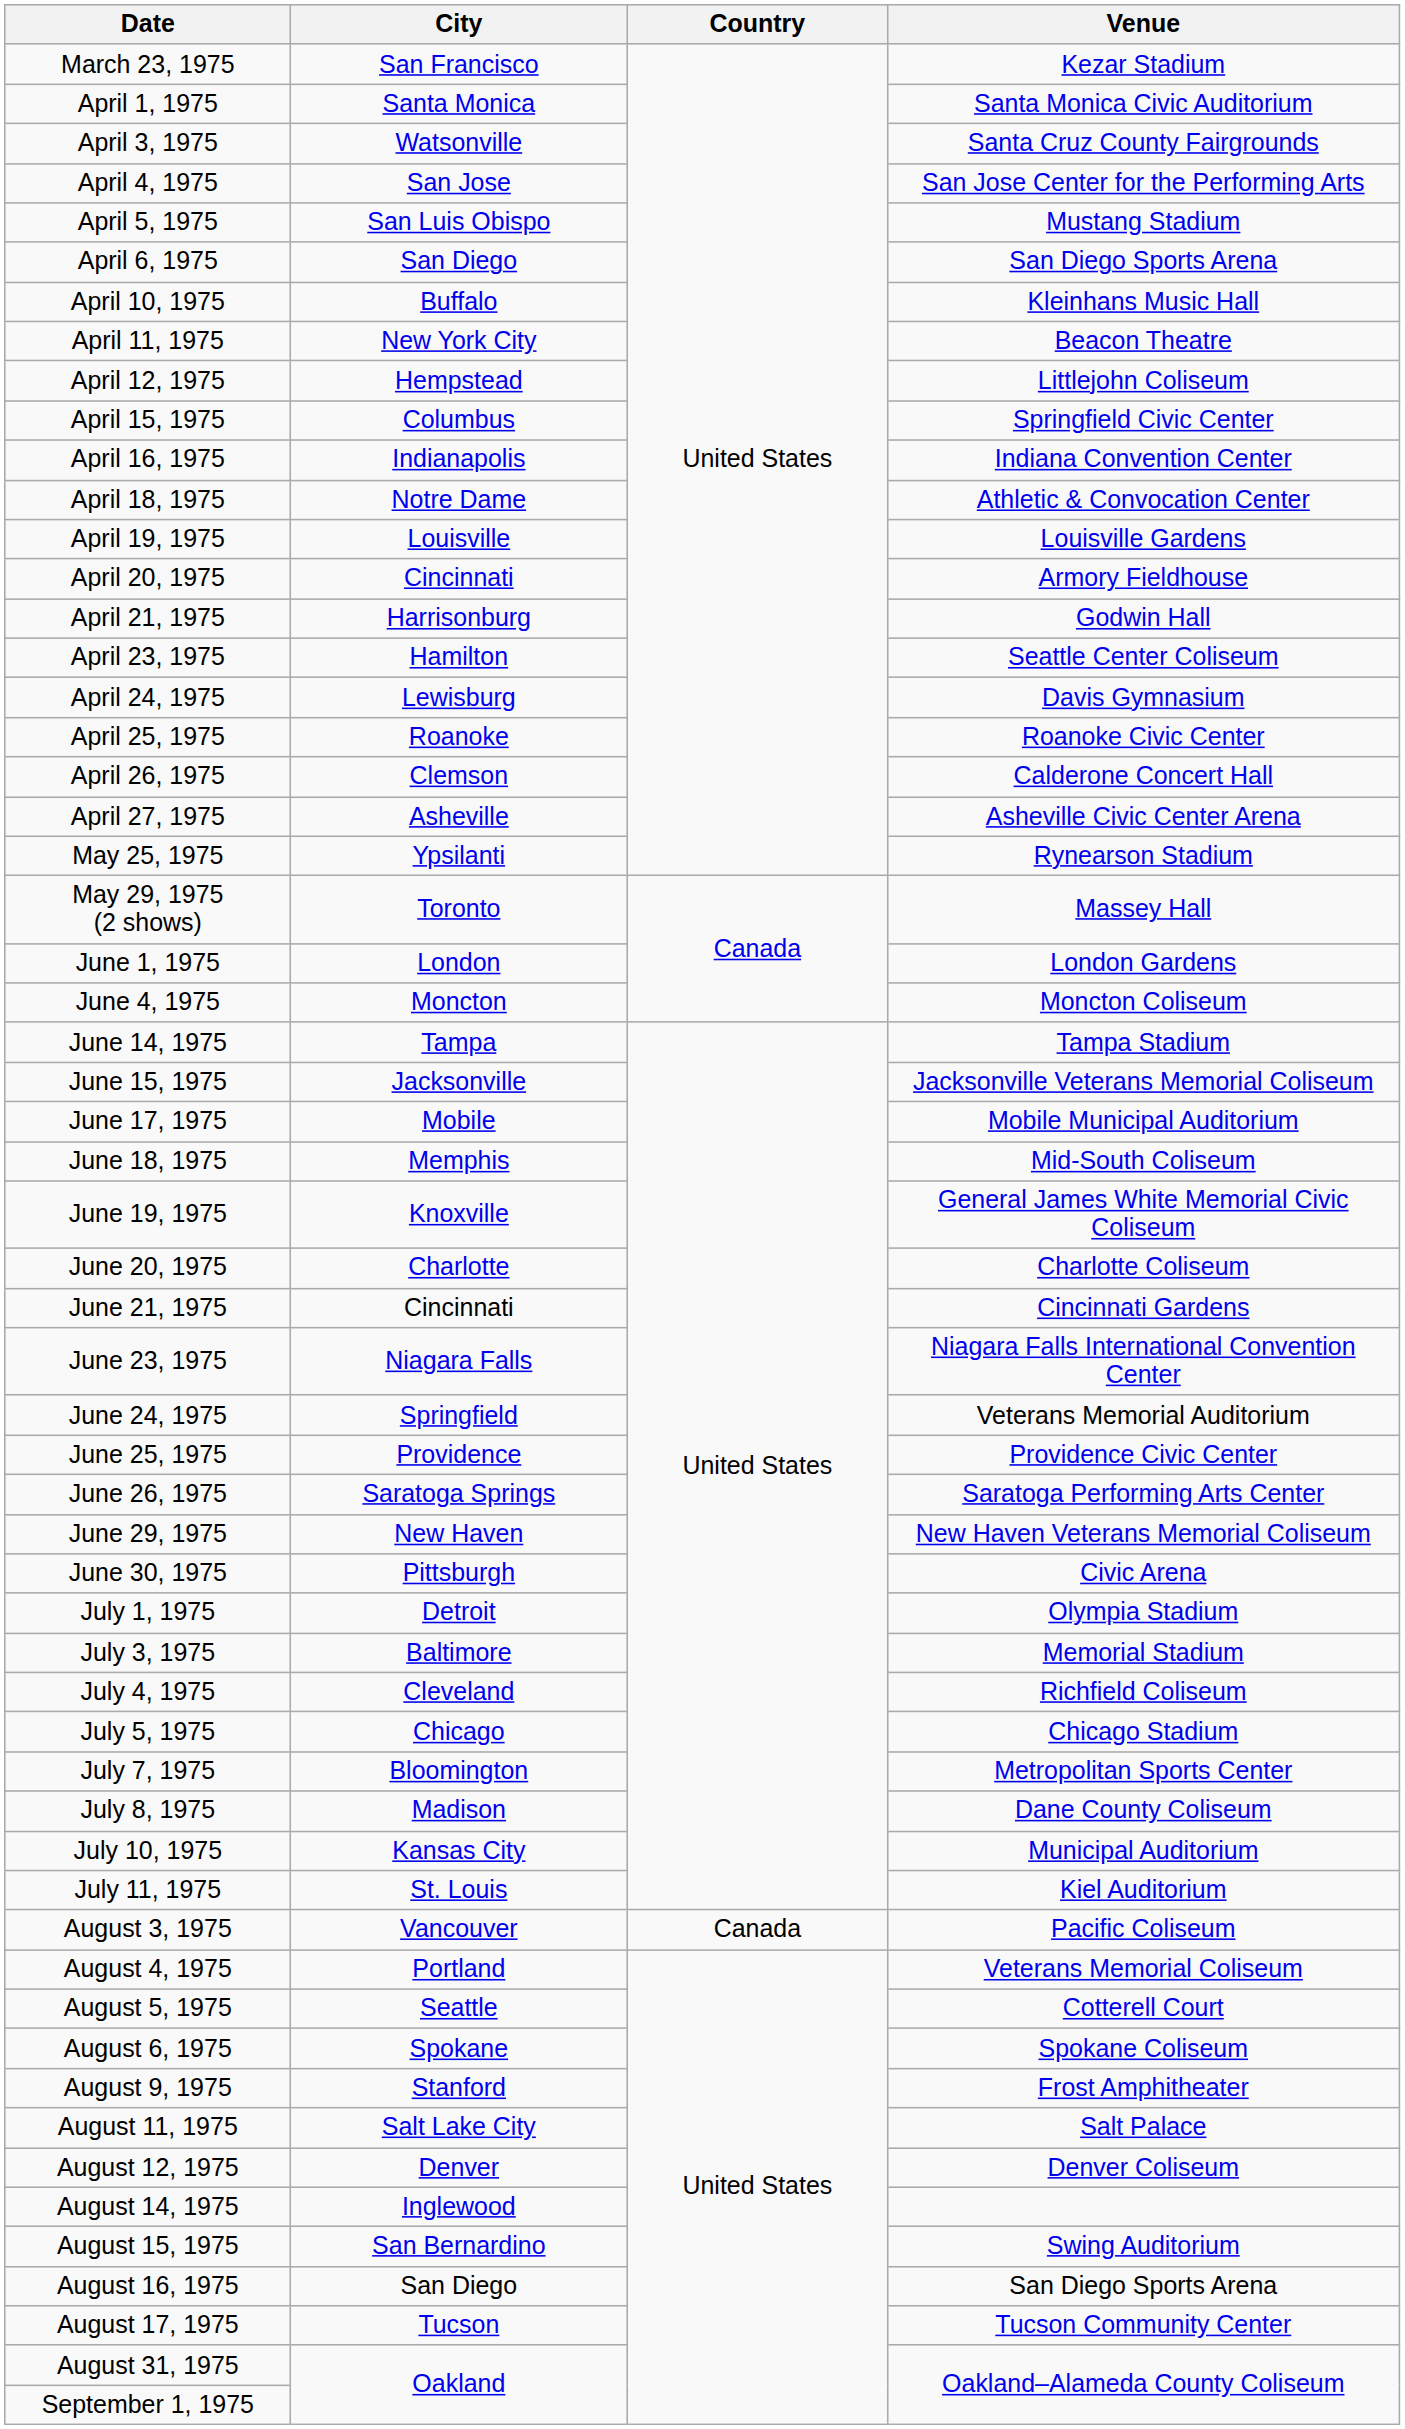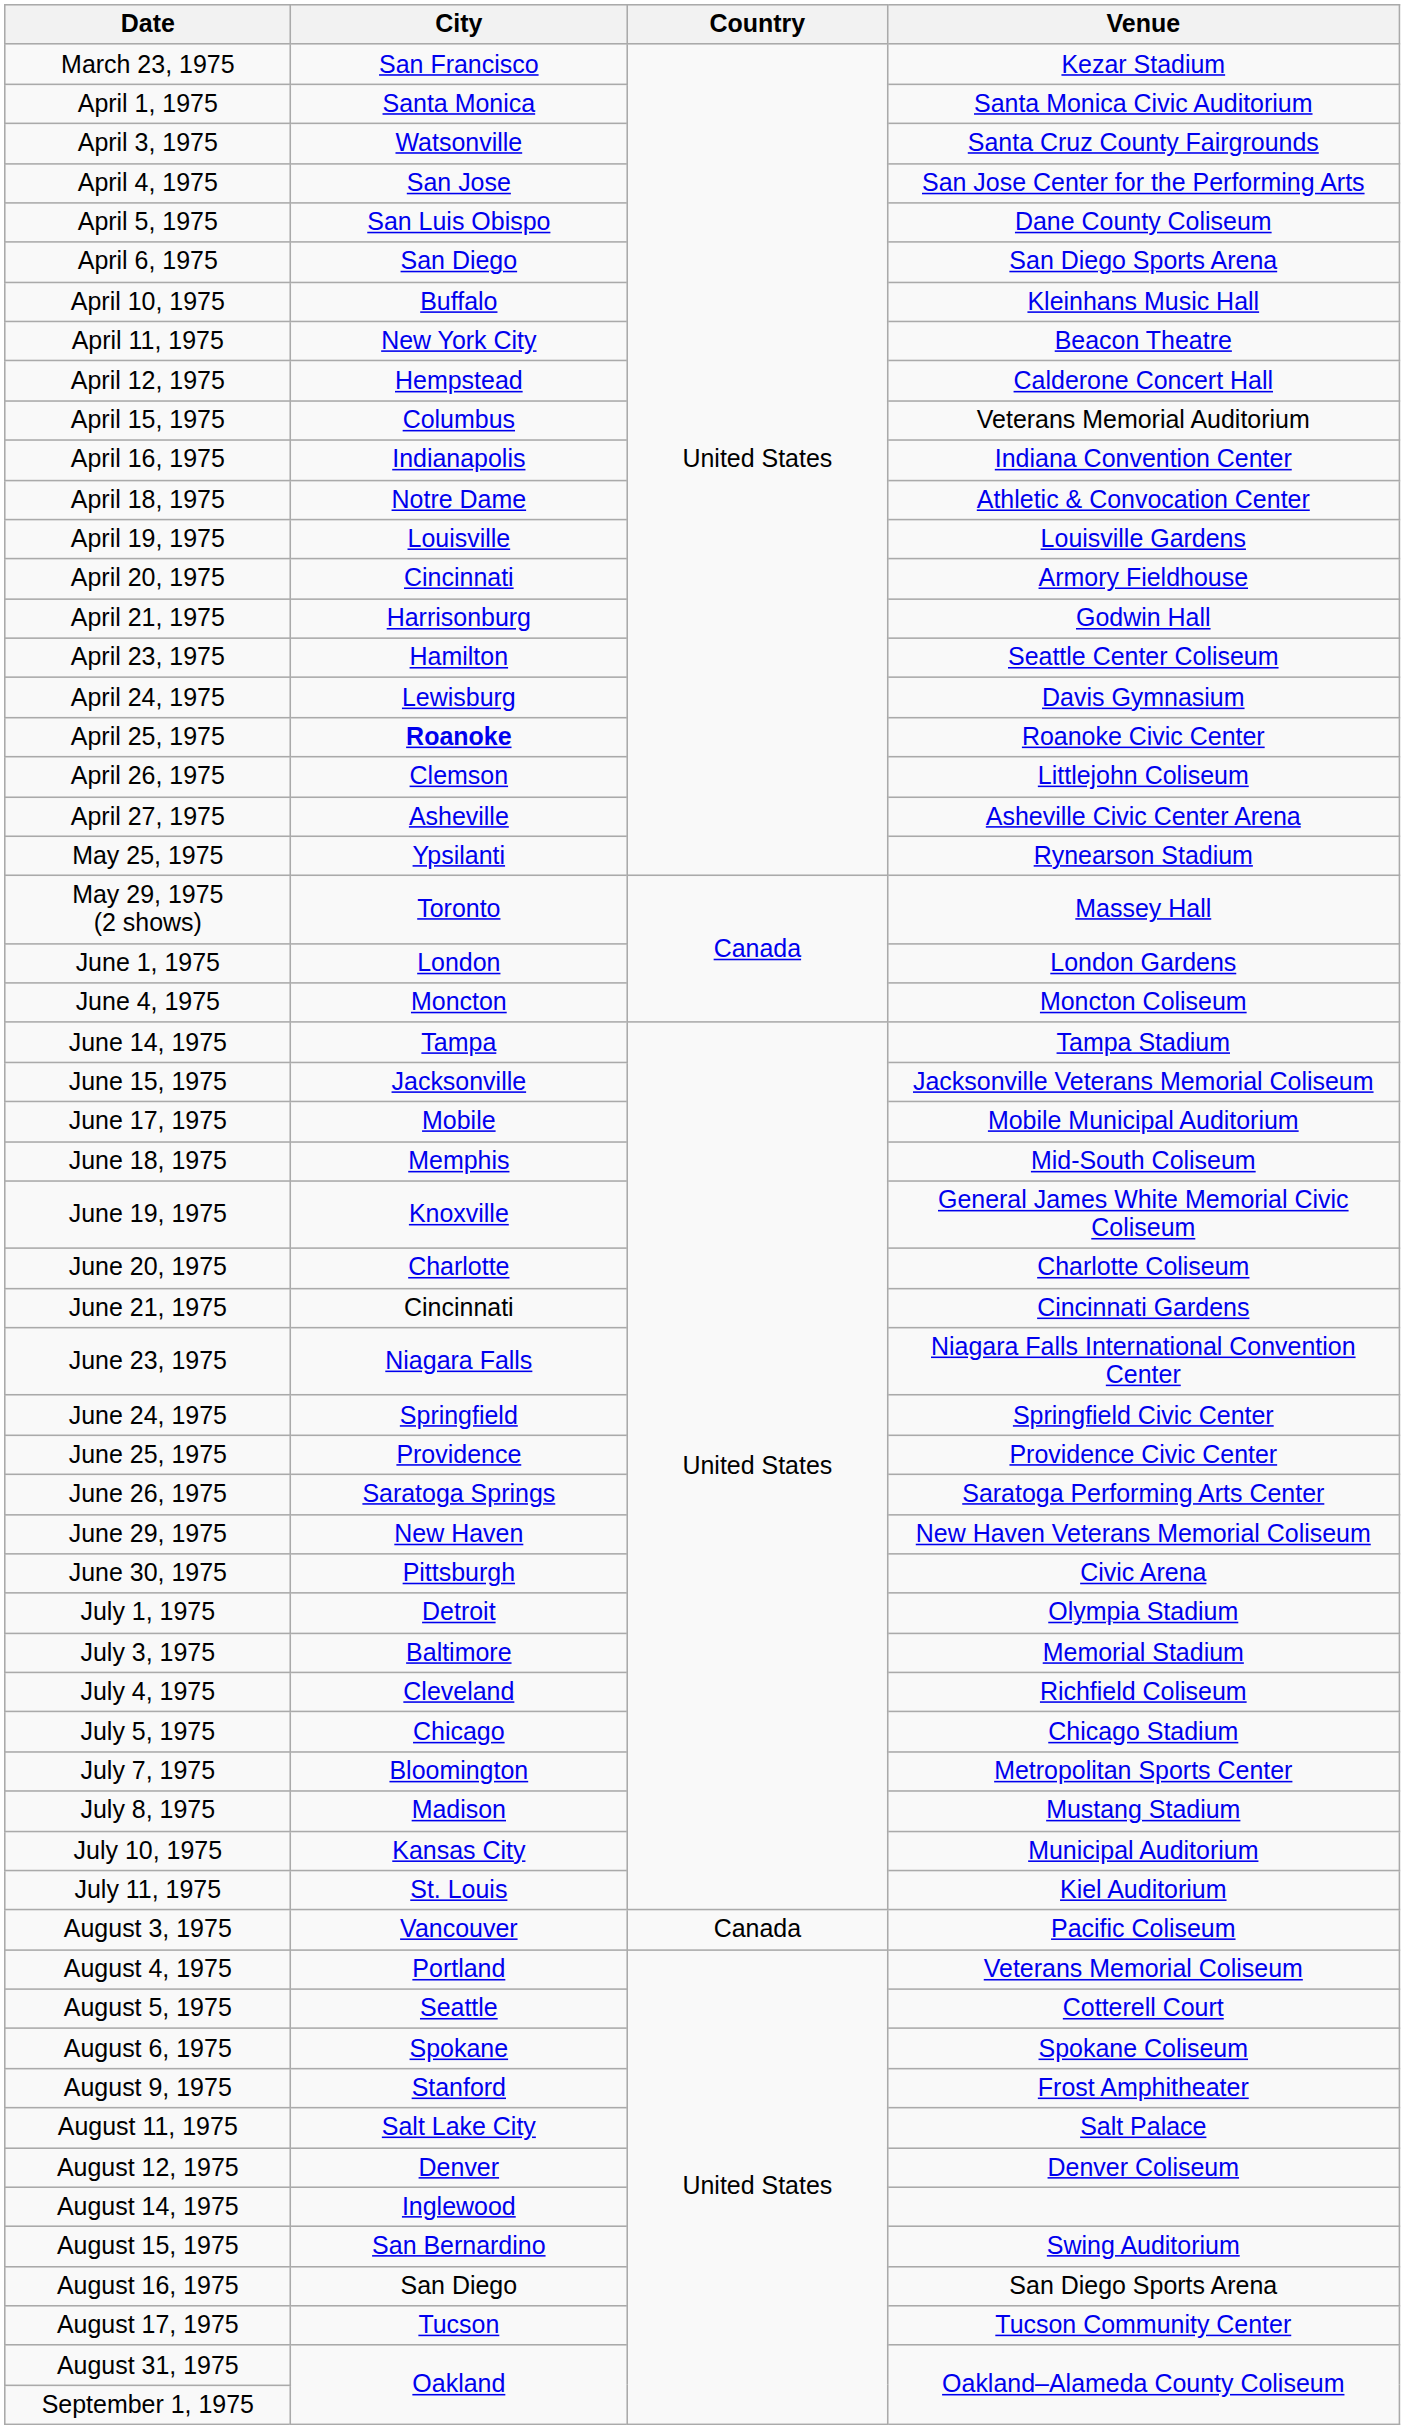(1143, 222) Mustang Stadium -> (1143, 222) Dane County Coliseum
(1143, 380) Littlejohn Coliseum -> (1143, 380) Calderone Concert Hall
(1143, 420) Springfield Civic Center -> (1143, 420) Veterans Memorial Auditorium
(459, 736) normal -> (459, 736) bold
(1143, 776) Calderone Concert Hall -> (1143, 776) Littlejohn Coliseum
(1143, 1414) Veterans Memorial Auditorium -> (1143, 1414) Springfield Civic Center
(1143, 1810) Dane County Coliseum -> (1143, 1810) Mustang Stadium
